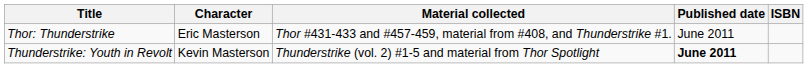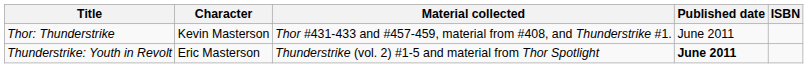(219, 33) Eric Masterson -> (224, 33) Kevin Masterson
(224, 53) Kevin Masterson -> (219, 53) Eric Masterson
